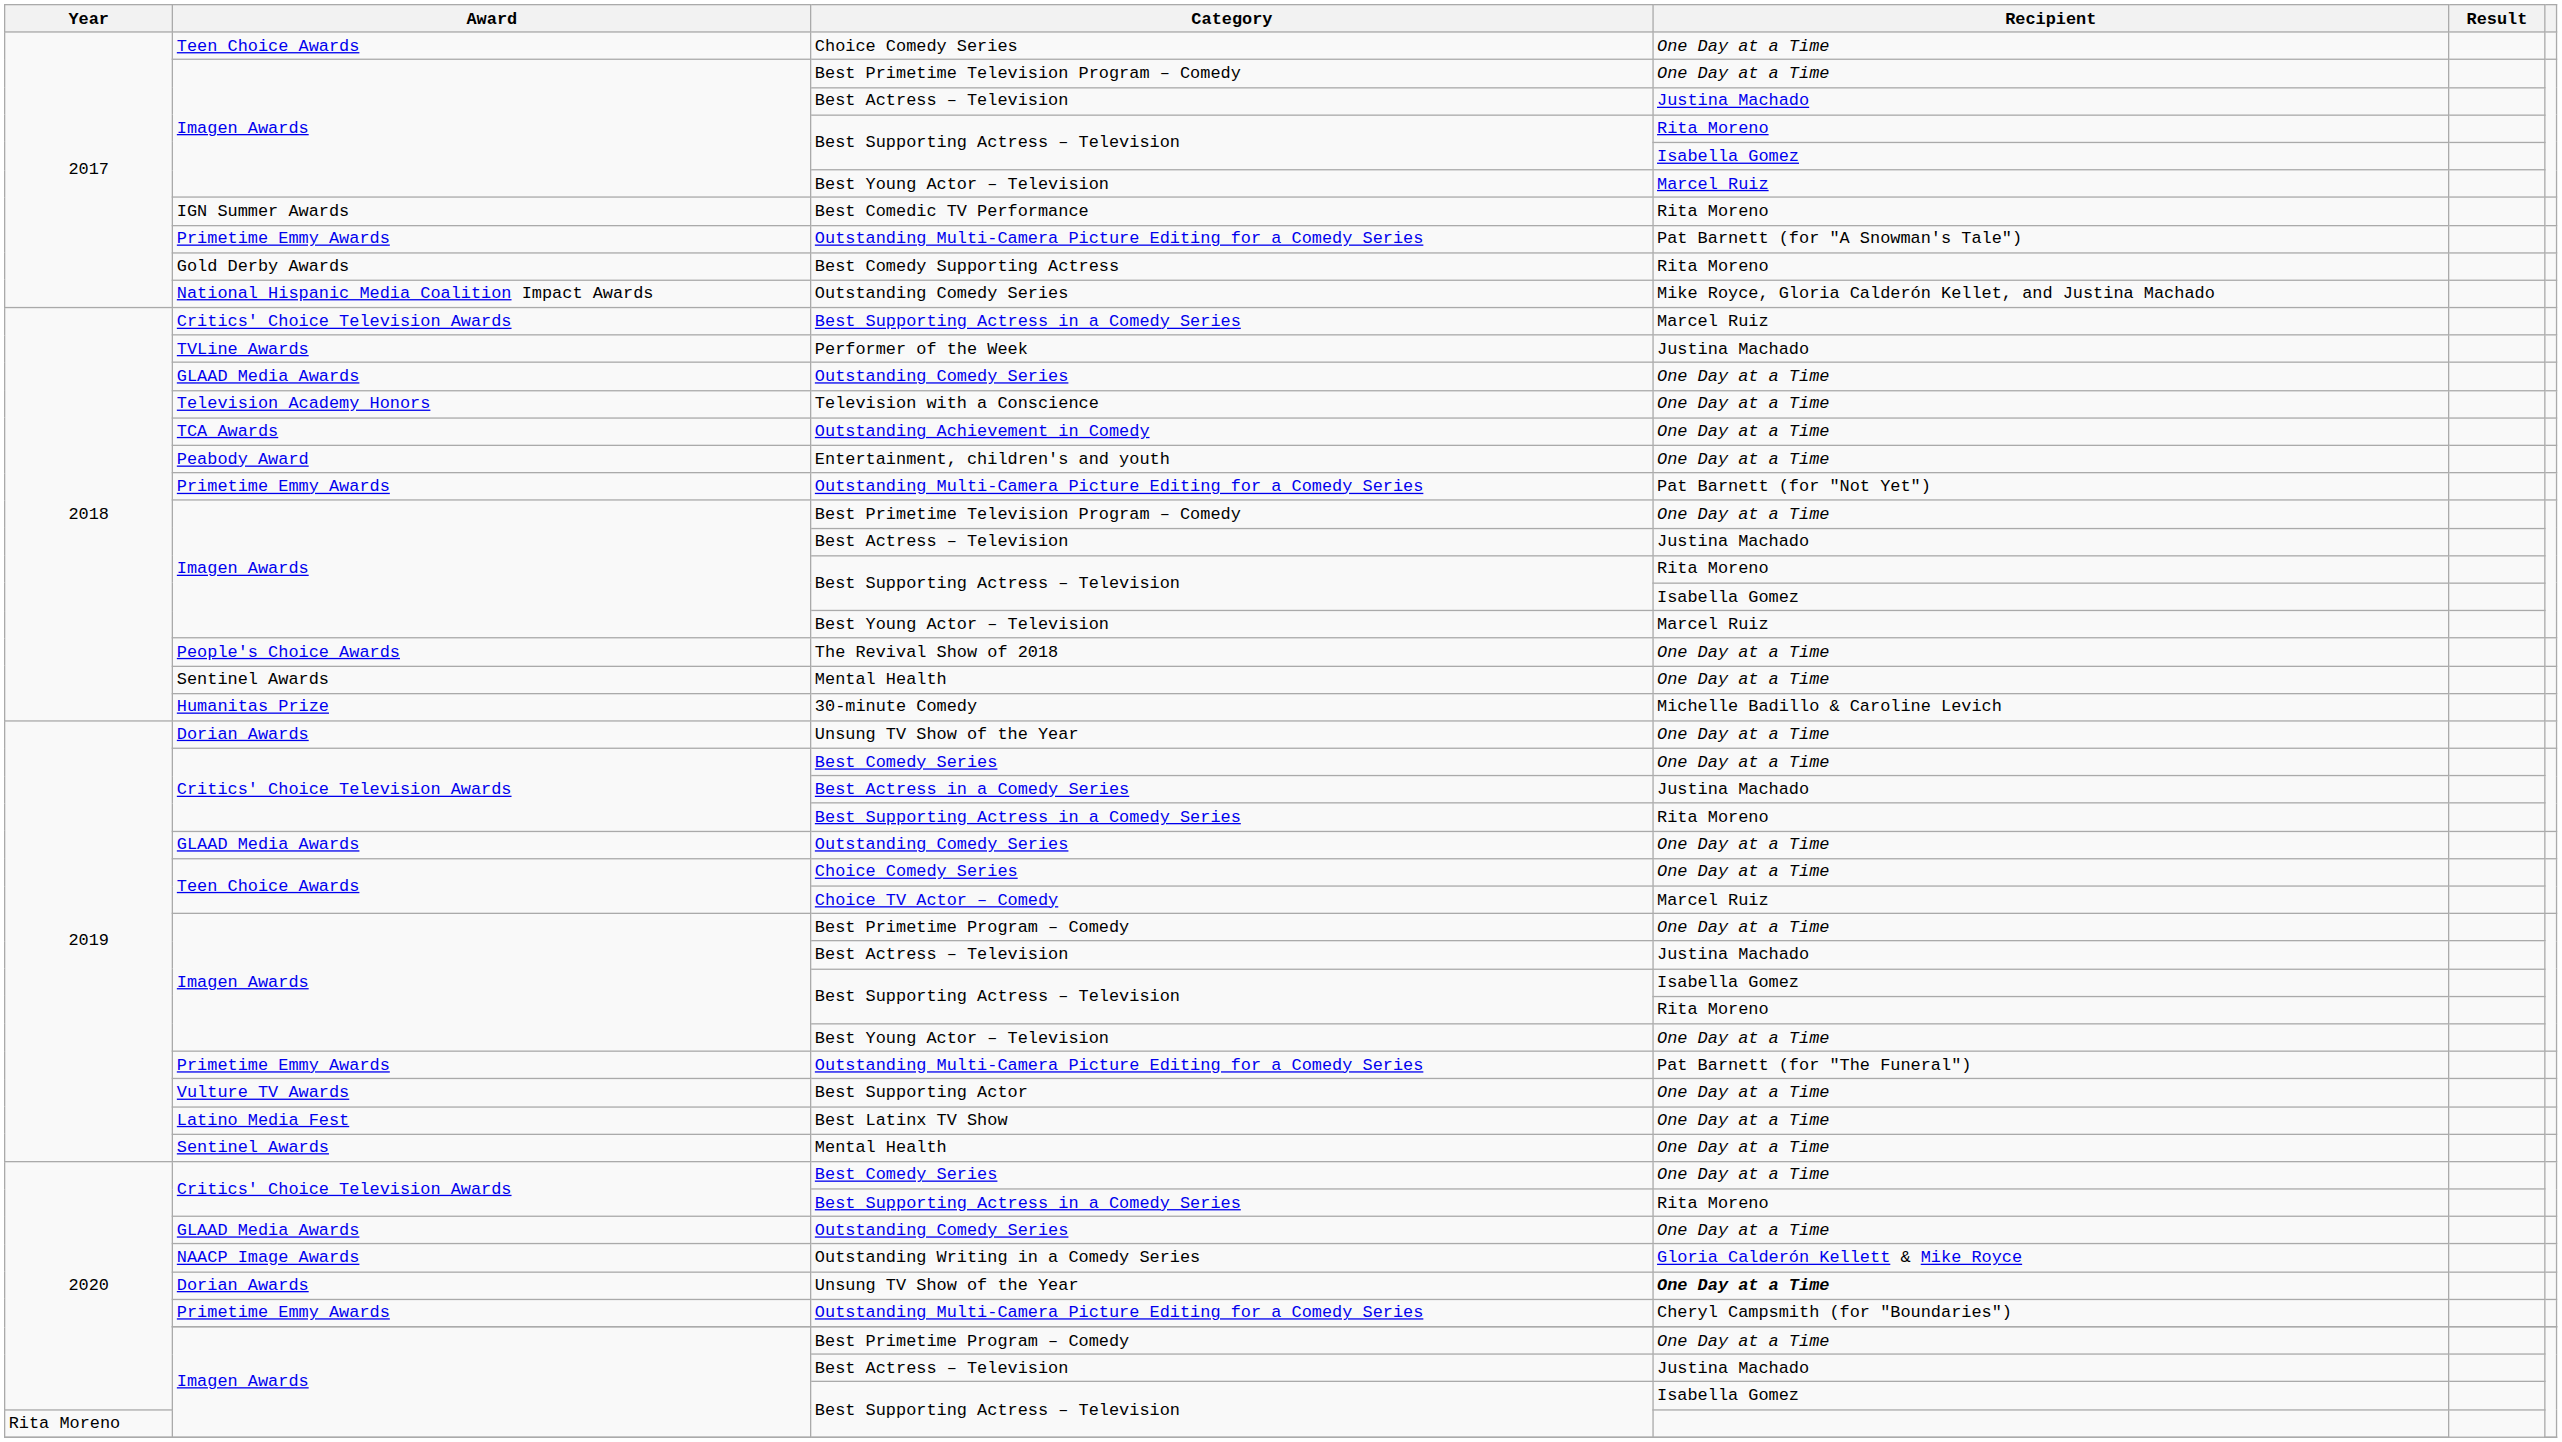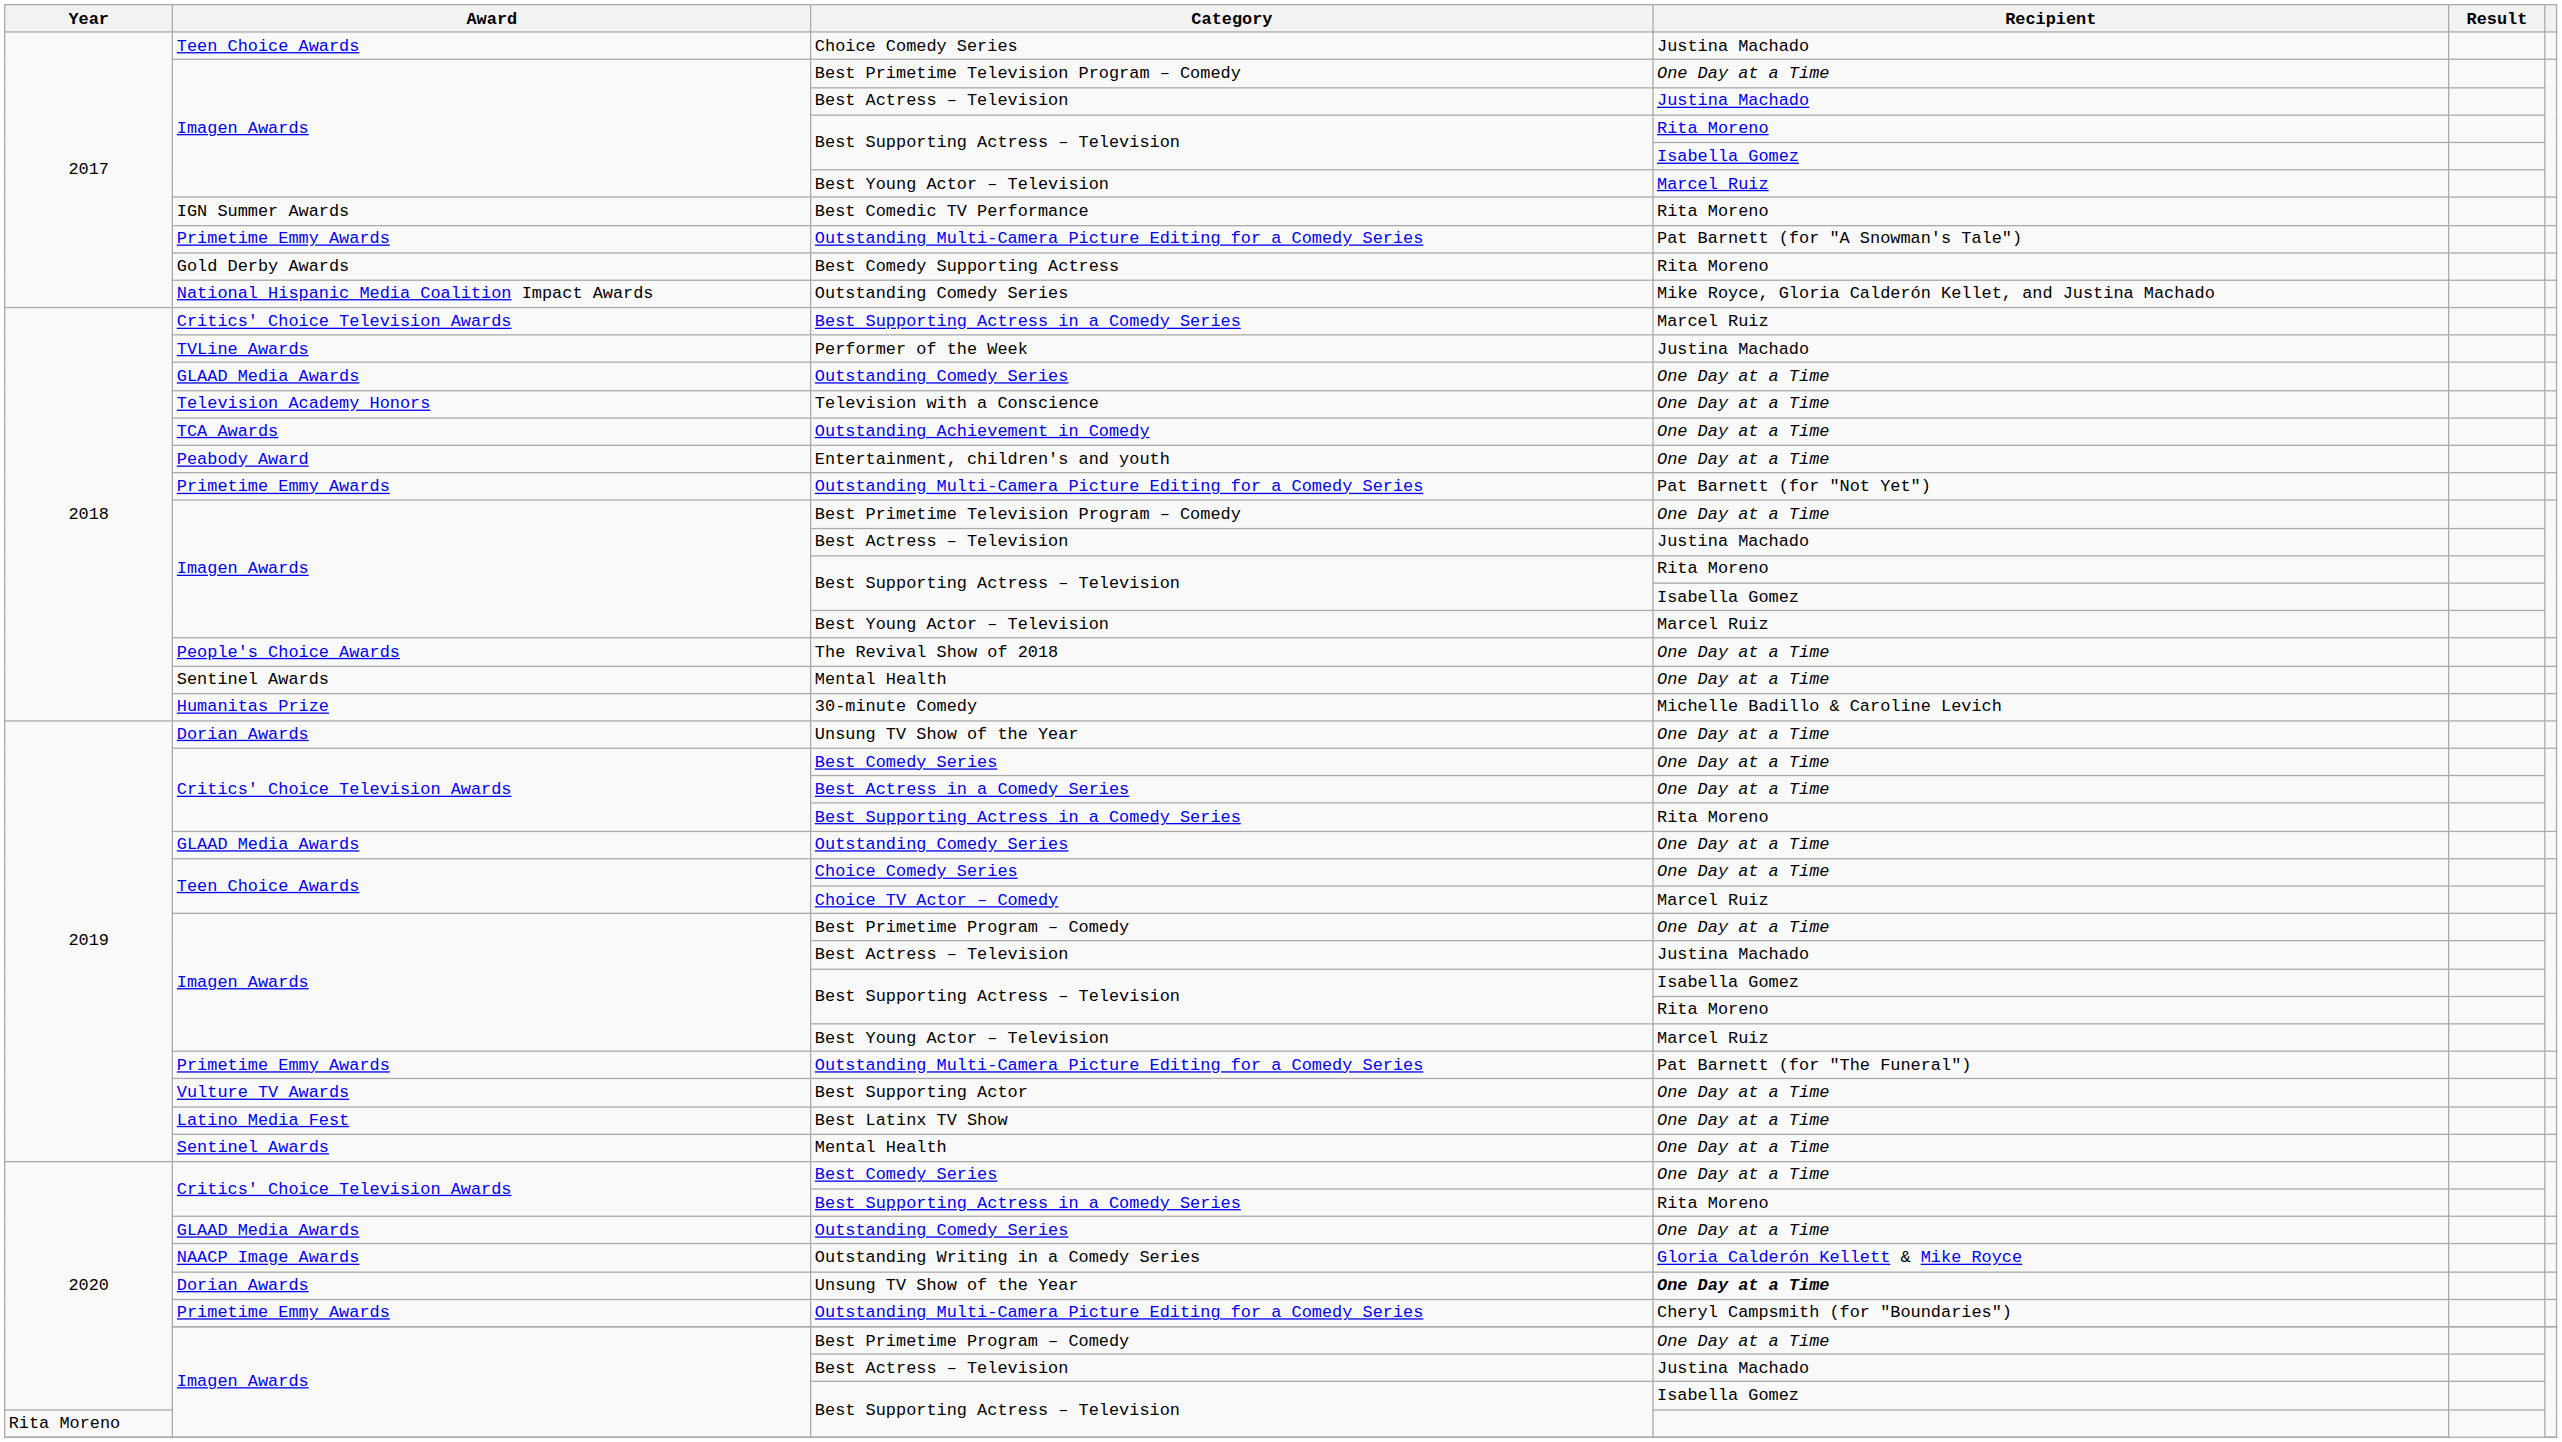(1743, 46) One Day at a Time -> (1733, 46) Justina Machado
(1733, 790) Justina Machado -> (1743, 790) One Day at a Time
(1743, 1038) One Day at a Time -> (1713, 1038) Marcel Ruiz
